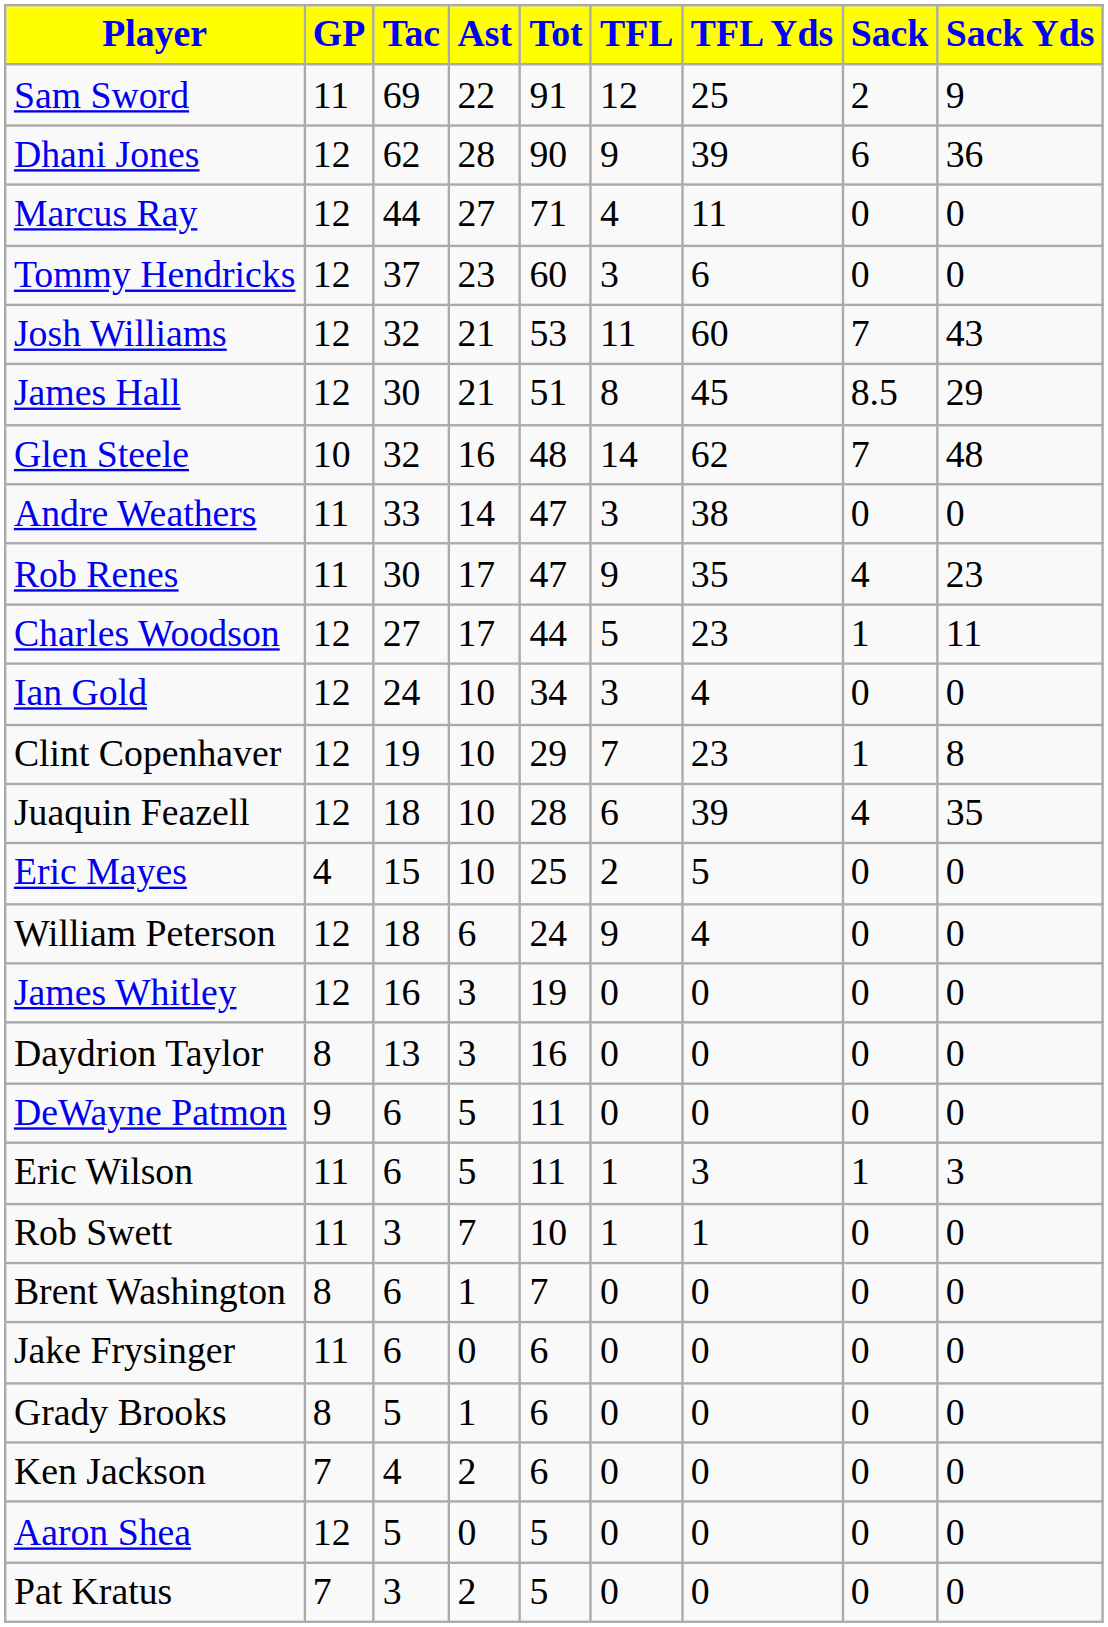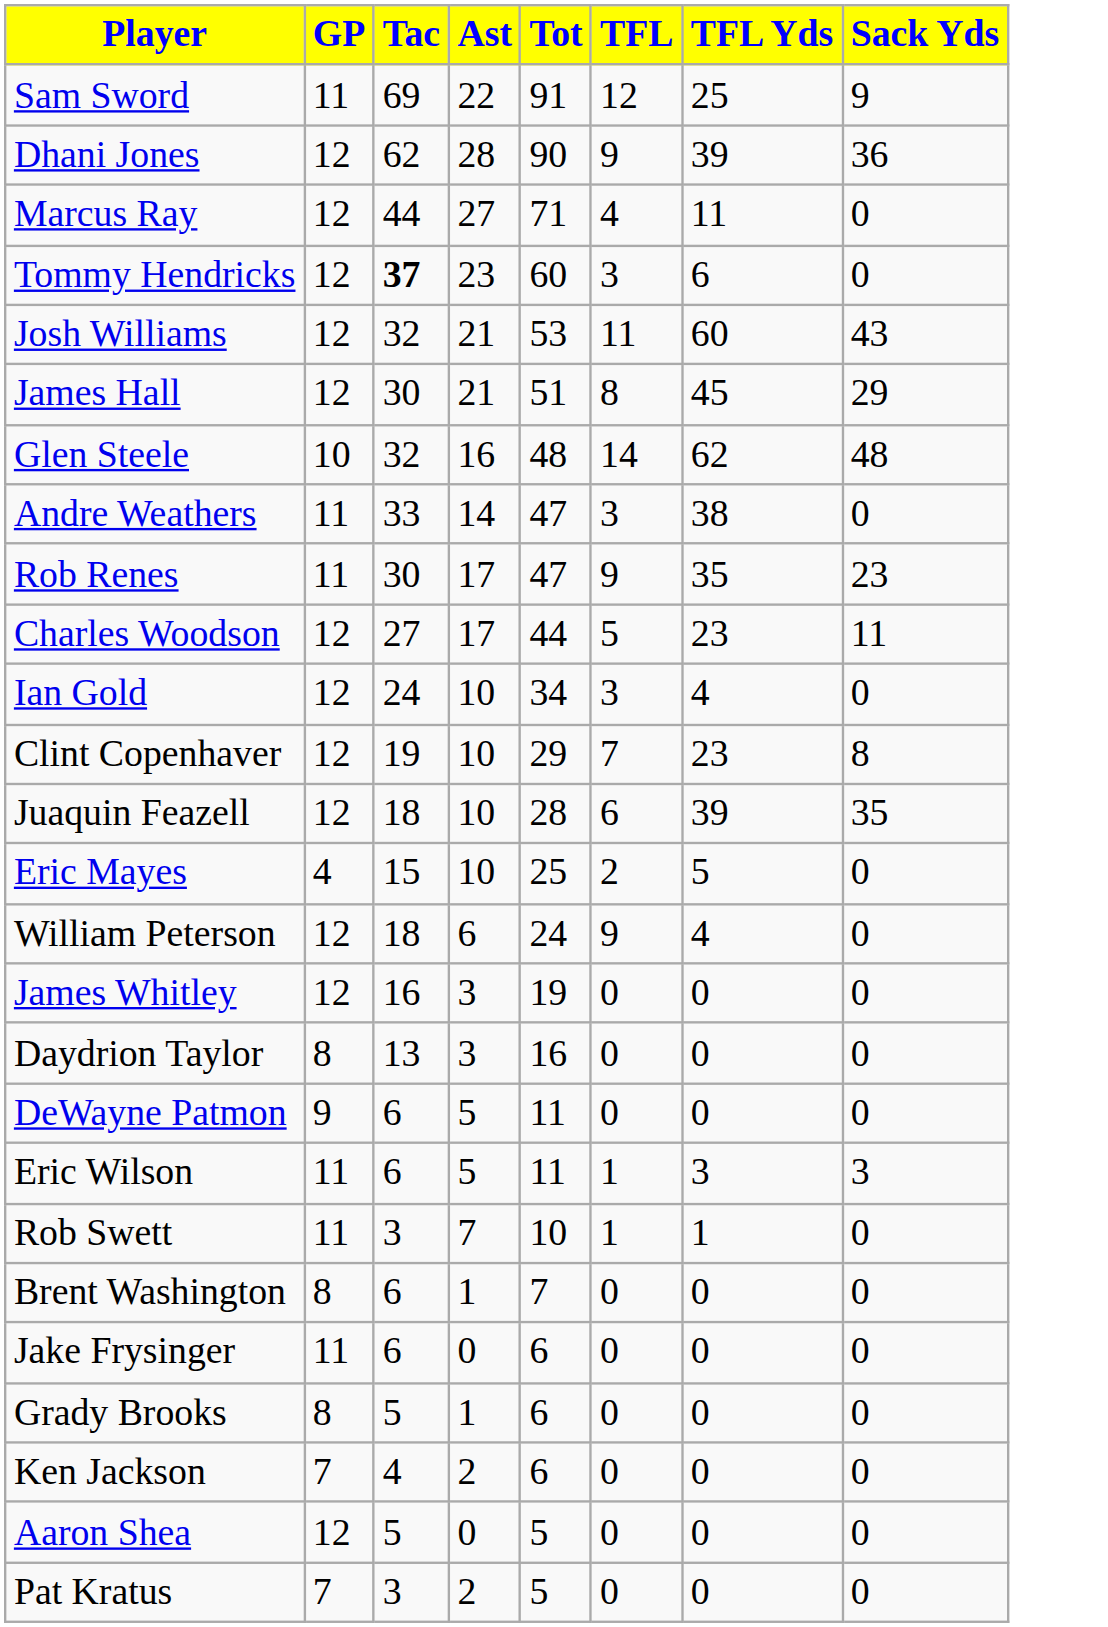- column: (889, 34)
(402, 273) normal -> (402, 273) bold
